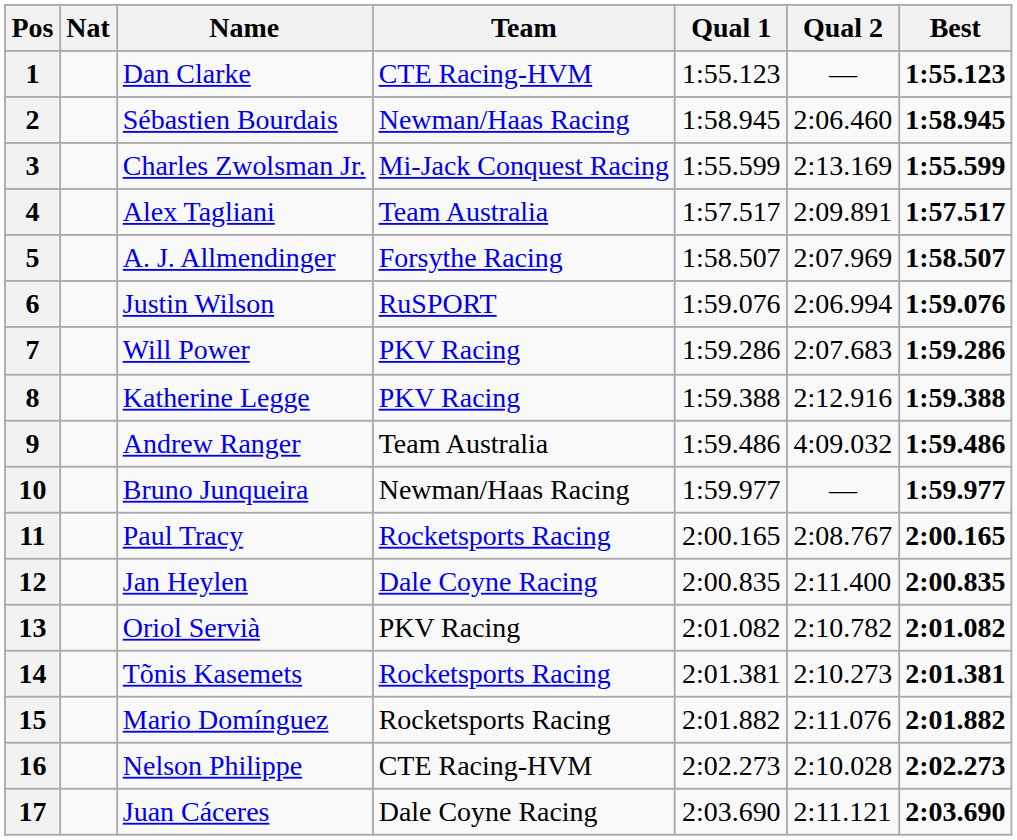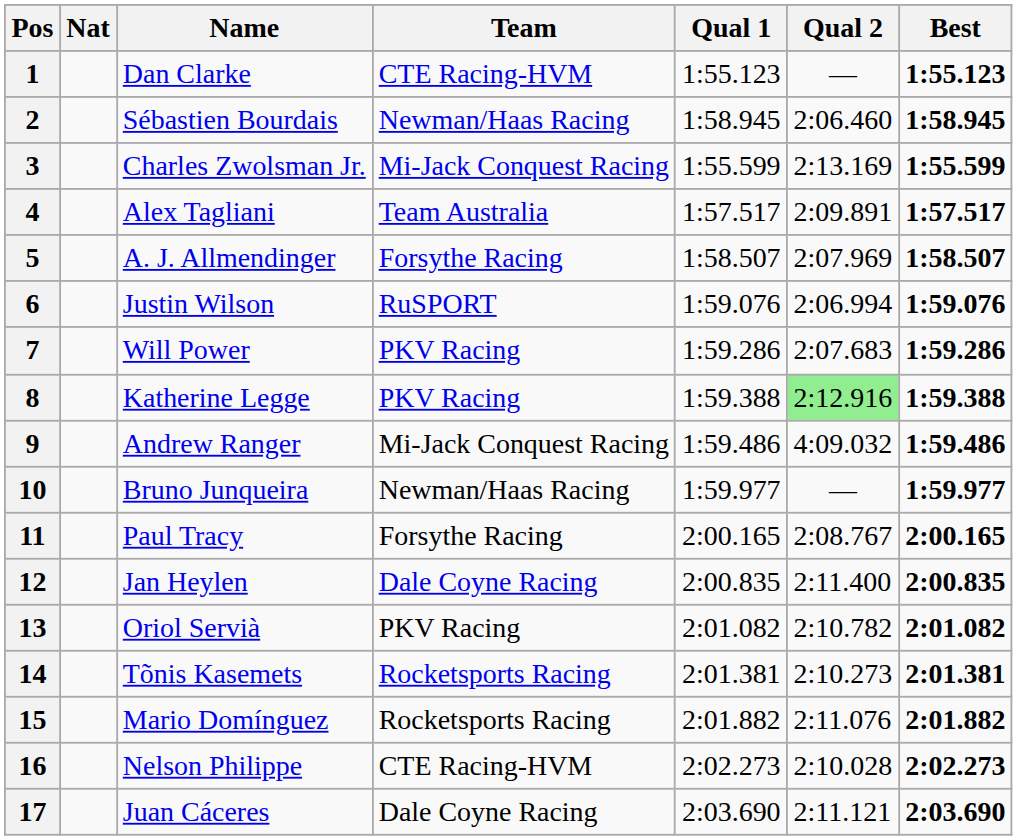(843, 396) no background -> (843, 396) lightgreen background
(463, 442) Team Australia -> (524, 442) Mi-Jack Conquest Racing
(495, 535) Rocketsports Racing -> (471, 535) Forsythe Racing
